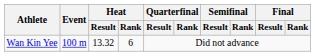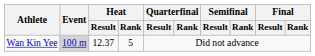(74, 43) no background -> (74, 43) lightgrey background
(103, 43) 13.32 -> (103, 43) 12.37
(131, 43) 6 -> (131, 43) 5
